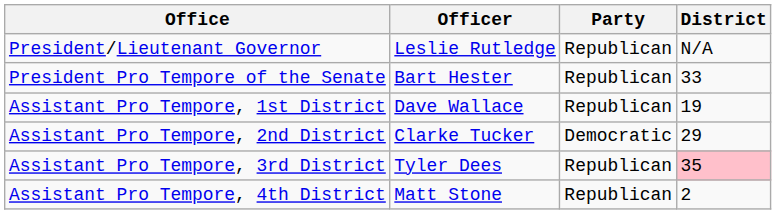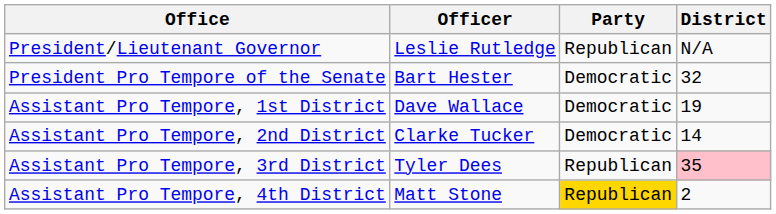(618, 78) Republican -> (618, 78) Democratic
(691, 78) 33 -> (691, 78) 32
(618, 107) Republican -> (618, 107) Democratic
(691, 136) 29 -> (691, 136) 14
(618, 195) no background -> (618, 195) gold background
